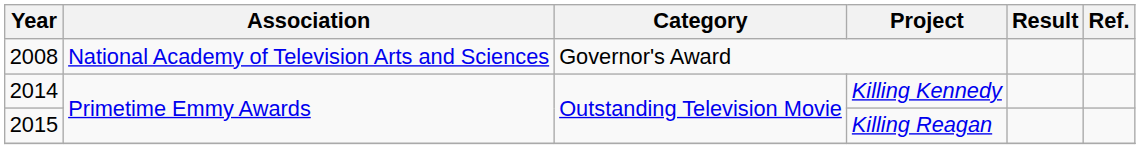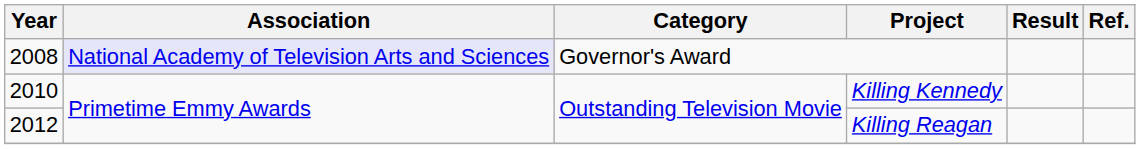(309, 56) no background -> (309, 56) lavender background
(34, 90) 2014 -> (34, 90) 2010
(34, 125) 2015 -> (34, 125) 2012
